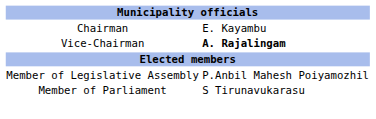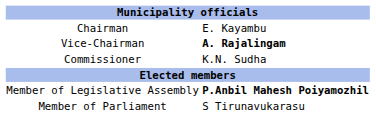+ row: (103, 59)
(286, 75) normal -> (286, 91) bold
